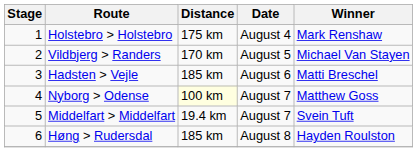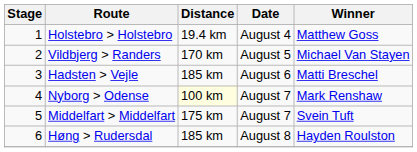(202, 34) 175 km -> (204, 34) 19.4 km
(339, 34) Mark Renshaw -> (338, 34) Matthew Goss
(338, 95) Matthew Goss -> (339, 95) Mark Renshaw
(204, 116) 19.4 km -> (202, 116) 175 km
